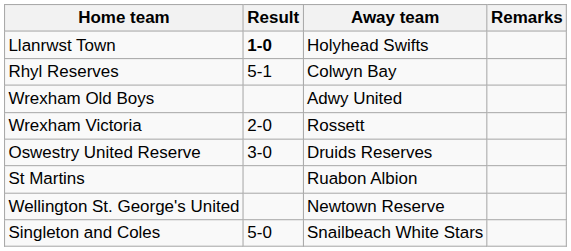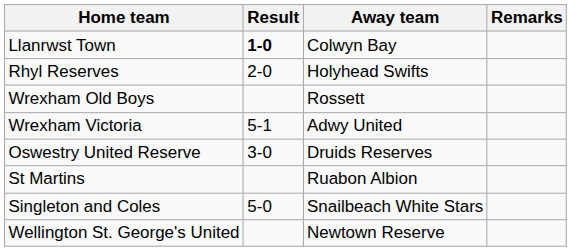(368, 44) Holyhead Swifts -> (352, 44) Colwyn Bay
(260, 71) 5-1 -> (260, 71) 2-0
(352, 71) Colwyn Bay -> (368, 71) Holyhead Swifts
(355, 98) Adwy United -> (336, 98) Rossett
(260, 125) 2-0 -> (260, 125) 5-1
(336, 125) Rossett -> (355, 125) Adwy United
rows swapped: (124, 206) <-> (84, 233)
